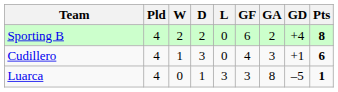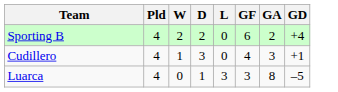- column: (322, 14)
